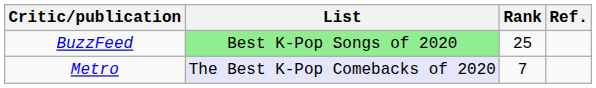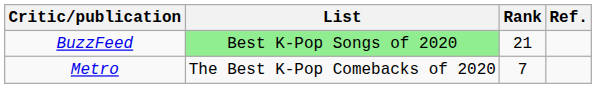(523, 44) 25 -> (523, 44) 21
(342, 70) lavender background -> (342, 70) no background
